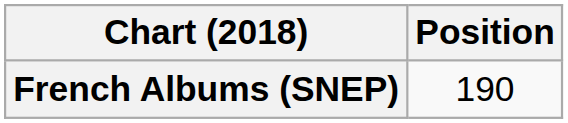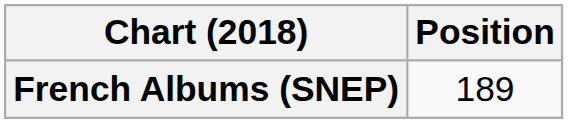(485, 88) 190 -> (485, 88) 189
